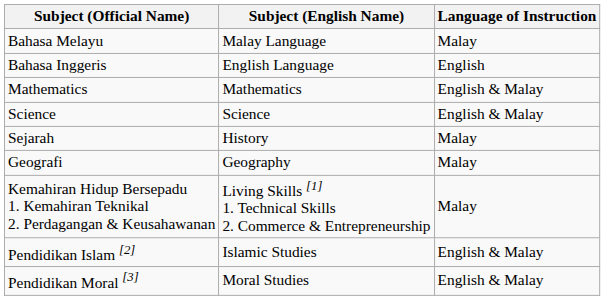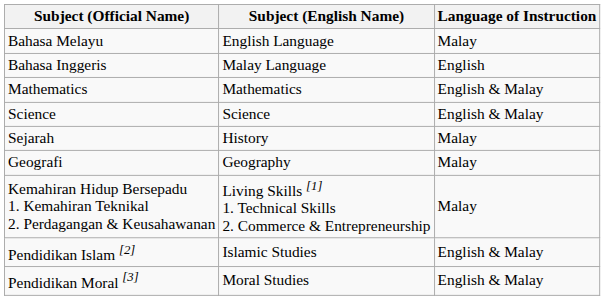(274, 41) Malay Language -> (278, 41) English Language
(278, 65) English Language -> (274, 65) Malay Language
